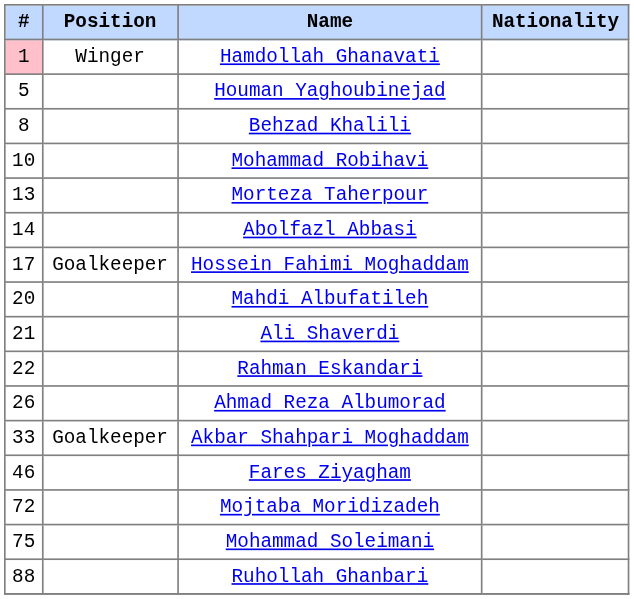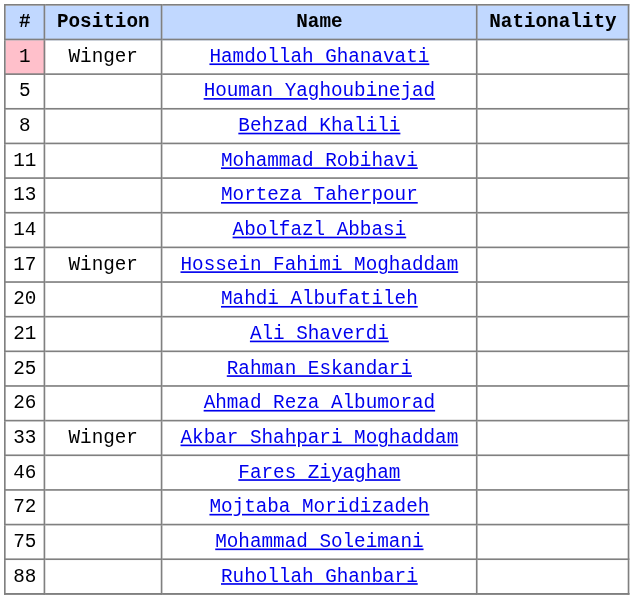(24, 161) 10 -> (25, 161) 11
(110, 265) Goalkeeper -> (103, 265) Winger
(24, 369) 22 -> (25, 369) 25
(110, 438) Goalkeeper -> (103, 438) Winger
